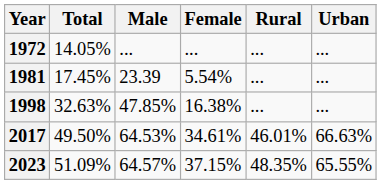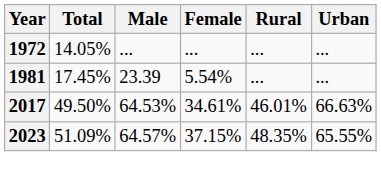- row: (27, 106)
